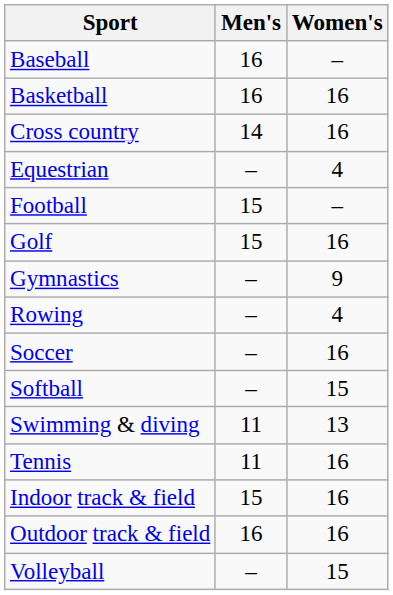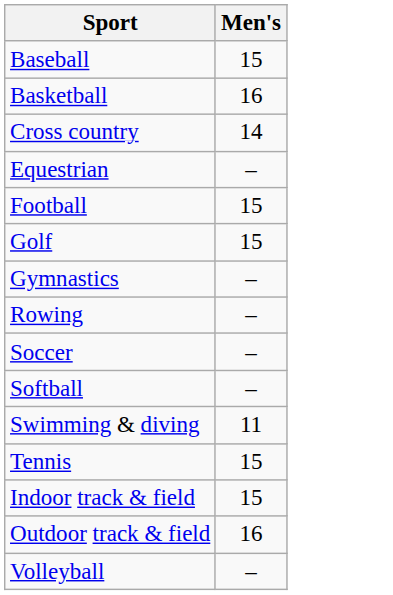- column: (337, 22)
(251, 59) 16 -> (251, 59) 15
(251, 461) 11 -> (251, 461) 15
